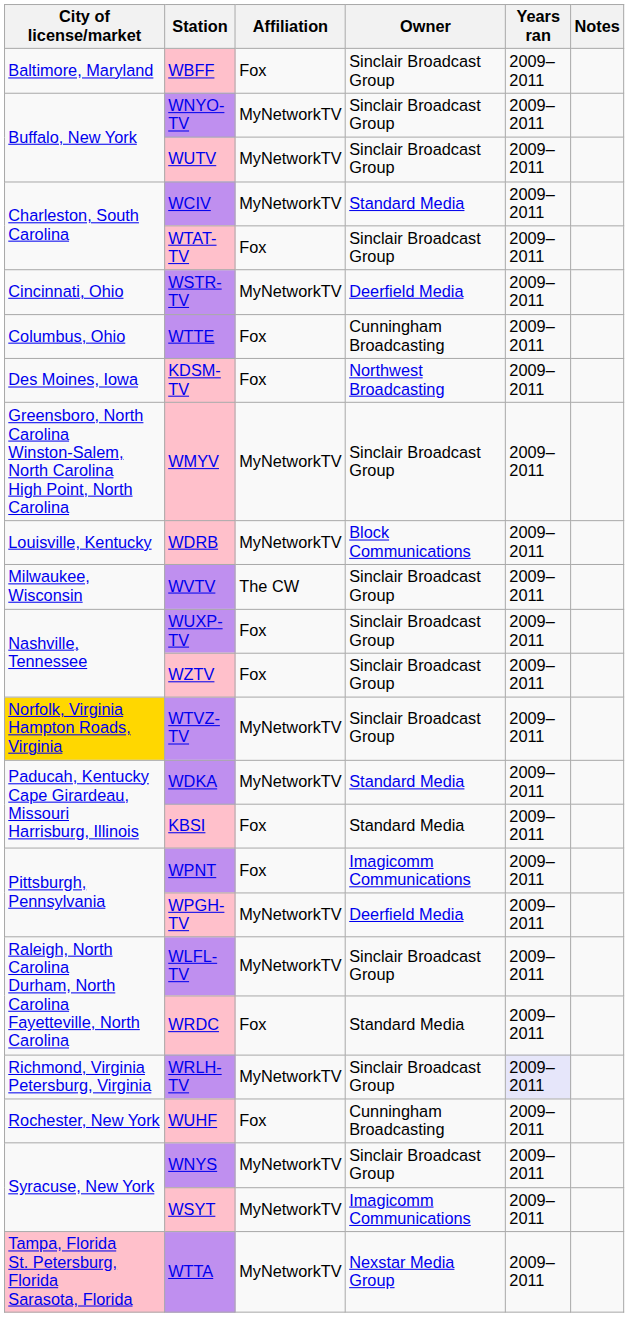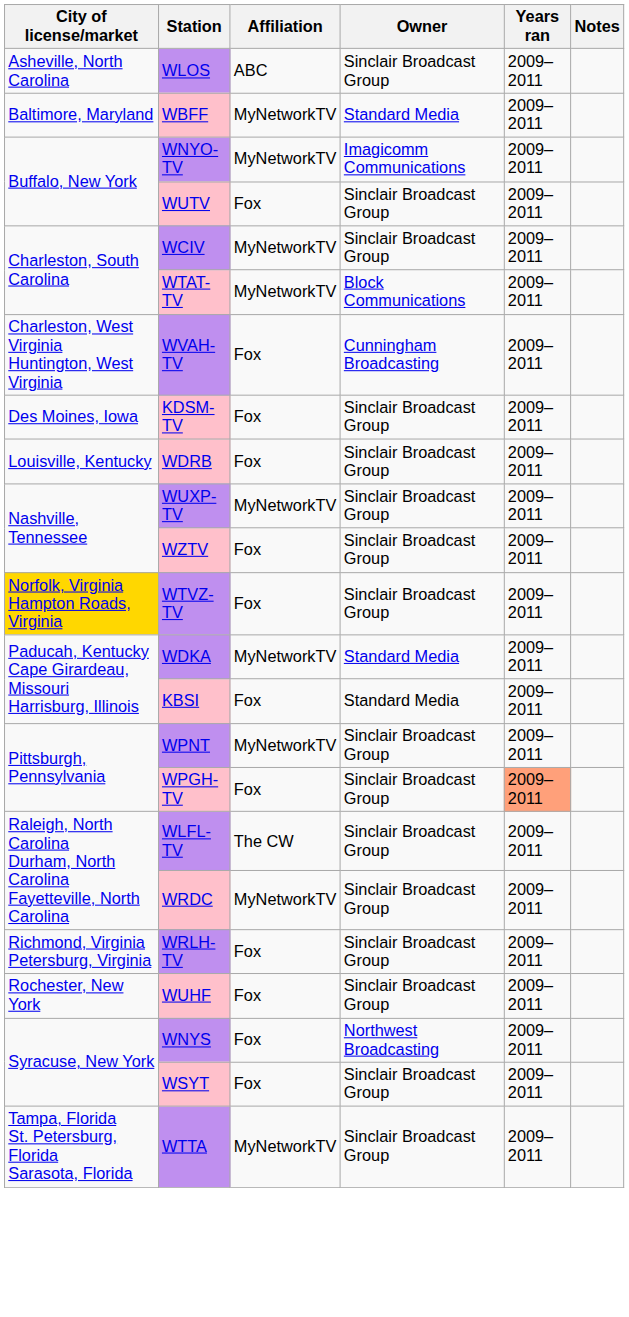+ row: (186, 70)
(253, 70) Fox -> (285, 115) MyNetworkTV
(415, 70) Sinclair Broadcast Group -> (401, 115) Standard Media
(415, 115) Sinclair Broadcast Group -> (405, 159) Imagicomm Communications
(290, 159) MyNetworkTV -> (247, 203) Fox
(407, 203) Standard Media -> (410, 247) Sinclair Broadcast Group
(253, 247) Fox -> (285, 292) MyNetworkTV
(415, 247) Sinclair Broadcast Group -> (405, 292) Block Communications
+ row: (189, 354)
- row: (195, 292)
- row: (191, 336)
(397, 380) Northwest Broadcasting -> (410, 417) Sinclair Broadcast Group
- row: (194, 461)
(290, 542) MyNetworkTV -> (247, 461) Fox
(410, 542) Block Communications -> (410, 461) Sinclair Broadcast Group
- row: (192, 586)
(253, 630) Fox -> (285, 505) MyNetworkTV
(290, 728) MyNetworkTV -> (247, 603) Fox
(253, 870) Fox -> (285, 745) MyNetworkTV
(410, 870) Imagicomm Communications -> (410, 745) Sinclair Broadcast Group
(290, 914) MyNetworkTV -> (247, 789) Fox
(406, 914) Deerfield Media -> (410, 789) Sinclair Broadcast Group
(532, 914) no background -> (531, 789) lightsalmon background
(290, 966) MyNetworkTV -> (264, 841) The CW
(253, 1025) Fox -> (285, 899) MyNetworkTV
(407, 1025) Standard Media -> (410, 899) Sinclair Broadcast Group
(290, 1076) MyNetworkTV -> (247, 951) Fox
(532, 1076) lavender background -> (531, 951) no background
(397, 1120) Cunningham Broadcasting -> (410, 995) Sinclair Broadcast Group
(290, 1165) MyNetworkTV -> (247, 1039) Fox
(415, 1165) Sinclair Broadcast Group -> (391, 1039) Northwest Broadcasting
(290, 1209) MyNetworkTV -> (247, 1084) Fox
(410, 1209) Imagicomm Communications -> (410, 1084) Sinclair Broadcast Group
(70, 1272) pink background -> (70, 1146) no background
(402, 1272) Nexstar Media Group -> (410, 1146) Sinclair Broadcast Group
